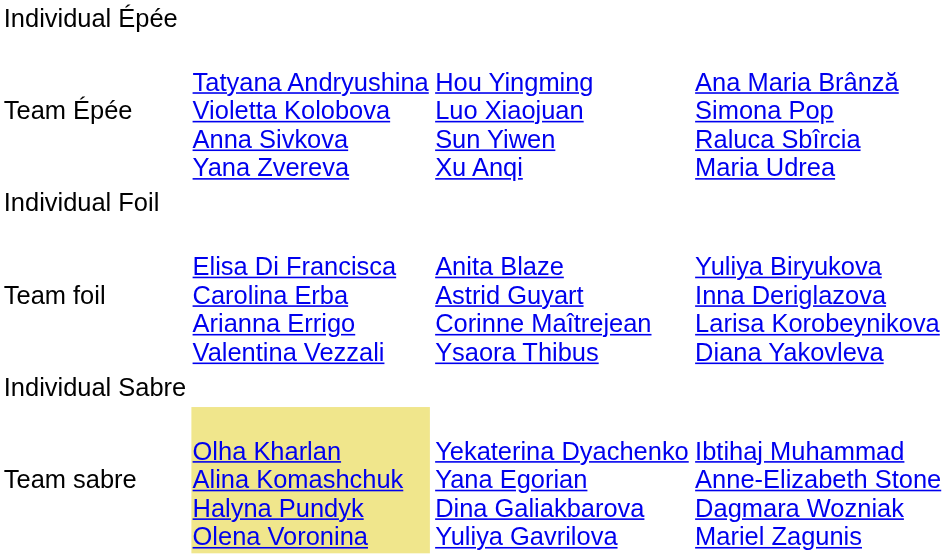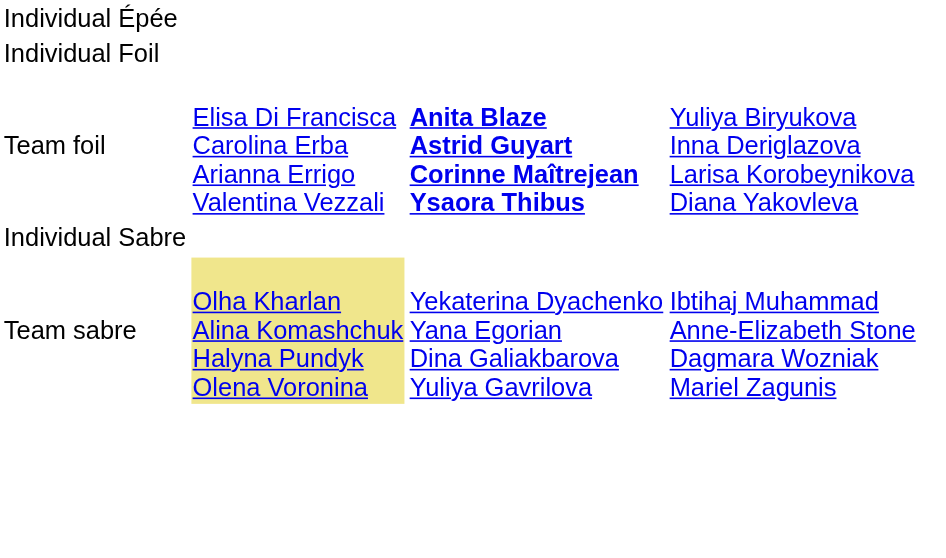- row: (68, 111)
(543, 309) normal -> (524, 160) bold
